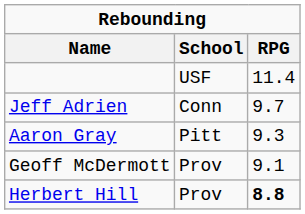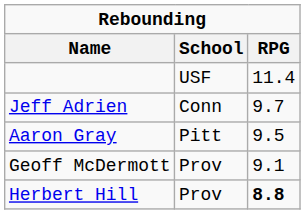(268, 136) 9.3 -> (268, 136) 9.5
